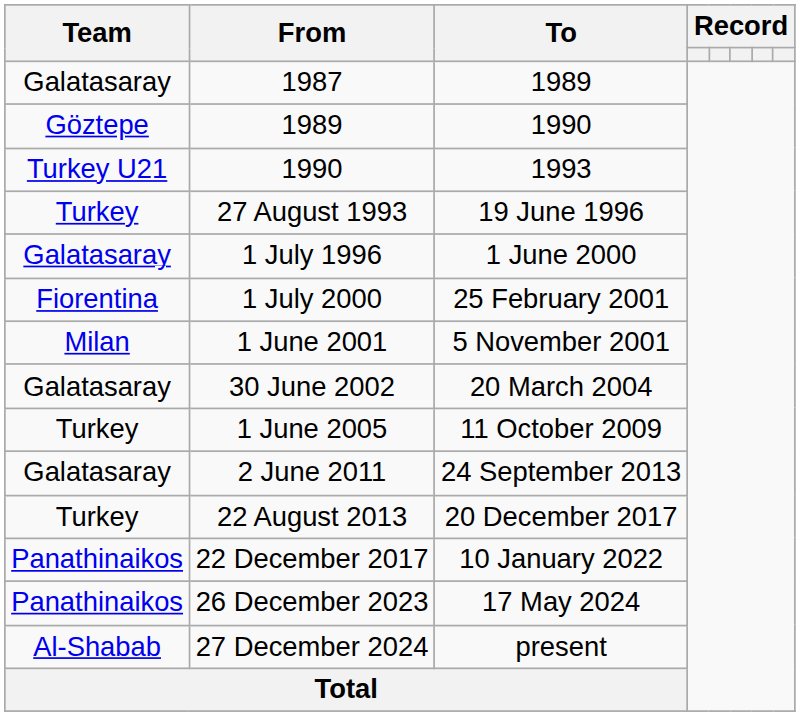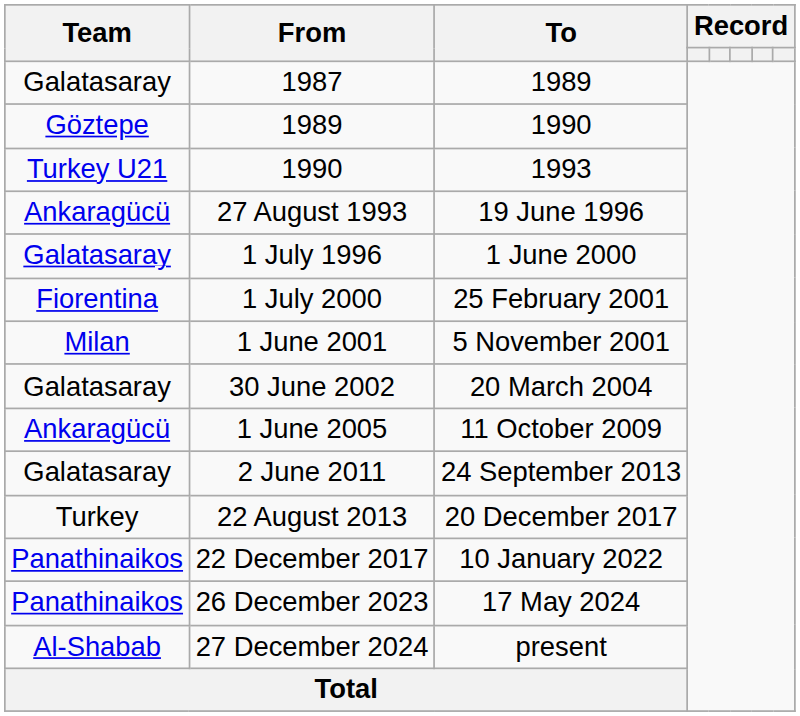(97, 212) Turkey -> (97, 212) Ankaragücü
(97, 429) Turkey -> (97, 429) Ankaragücü
